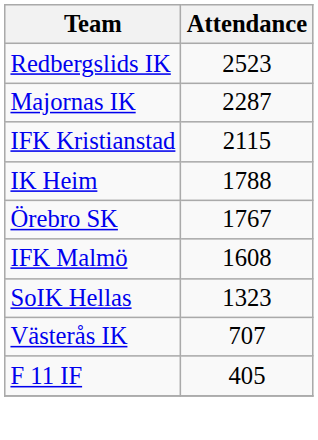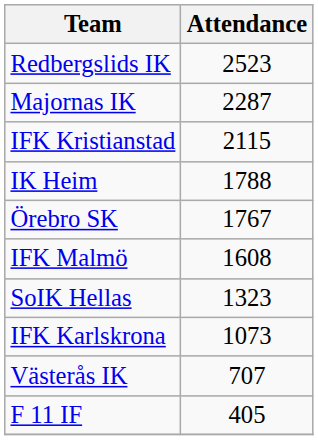+ row: (88, 336)
